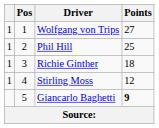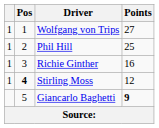(129, 64) 18 -> (129, 64) 16
(24, 81) normal -> (24, 81) bold
